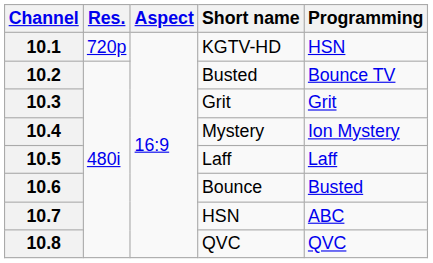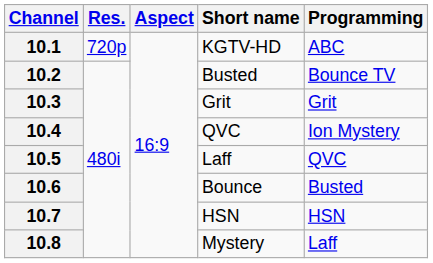(327, 46) HSN -> (326, 46) ABC
(233, 131) Mystery -> (221, 131) QVC
(323, 159) Laff -> (327, 159) QVC
(326, 215) ABC -> (327, 215) HSN
(221, 243) QVC -> (233, 243) Mystery
(327, 243) QVC -> (323, 243) Laff
